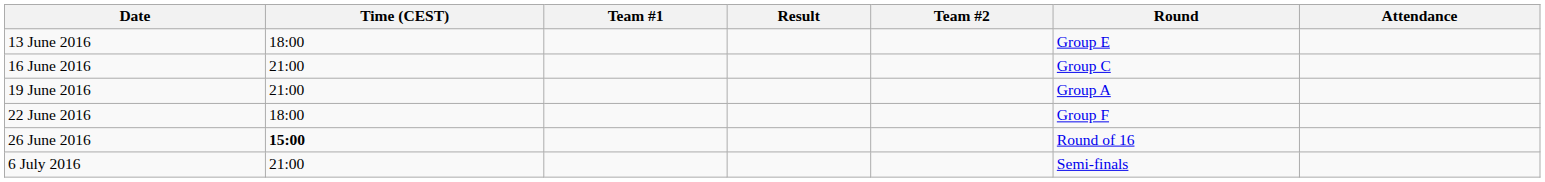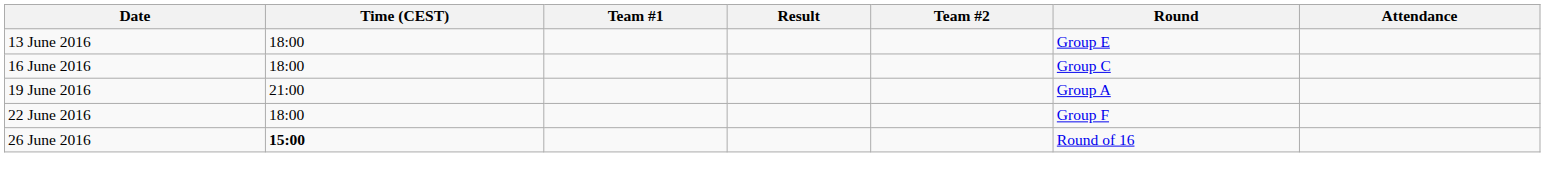(287, 66) 21:00 -> (287, 66) 18:00
- row: (44, 164)
